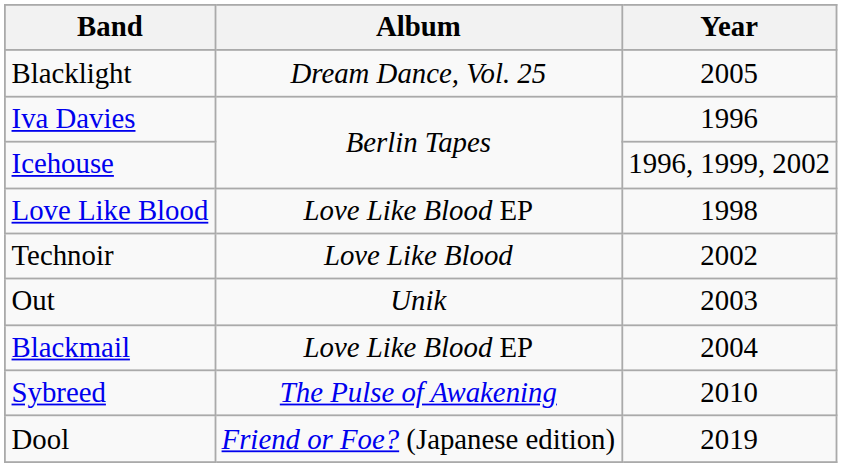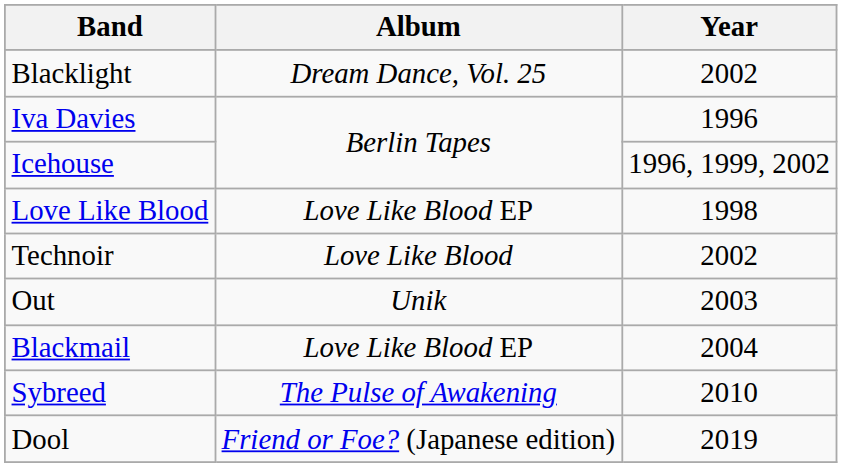(729, 73) 2005 -> (729, 73) 2002
